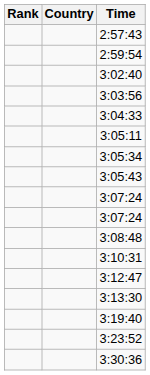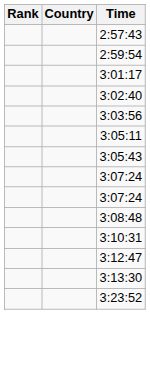+ row: (23, 75)
- row: (23, 116)
- row: (23, 157)
- row: (23, 319)
- row: (23, 360)
